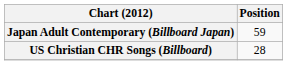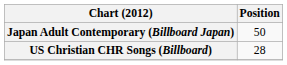(260, 32) 59 -> (260, 32) 50
